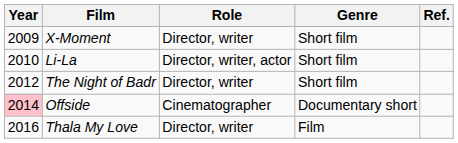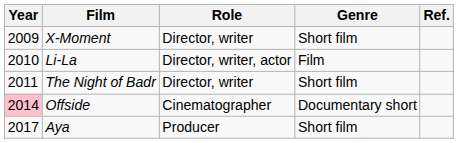(328, 60) Short film -> (311, 60) Film
(23, 82) 2012 -> (23, 82) 2011
- row: (92, 127)
+ row: (58, 127)
